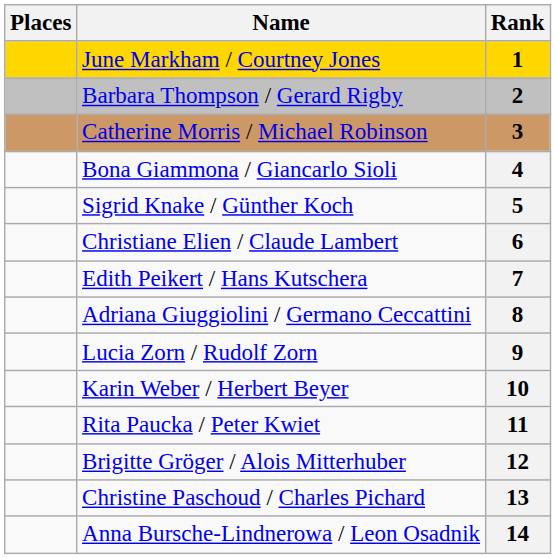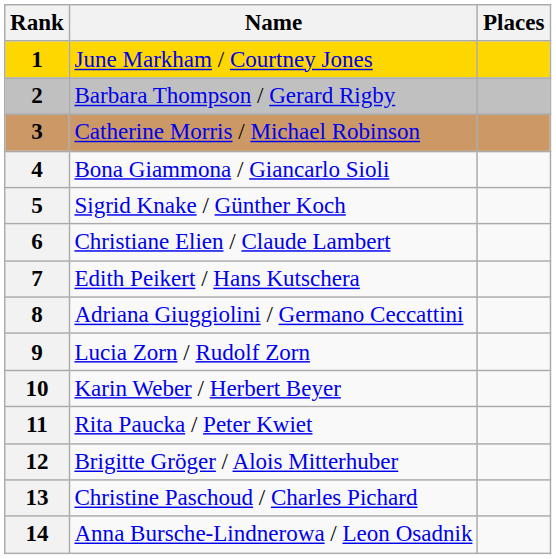columns swapped: (518, 22) <-> (41, 22)
